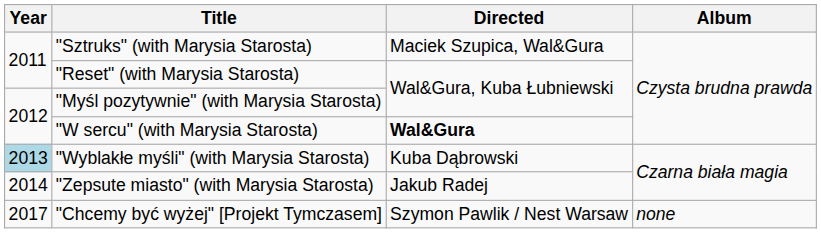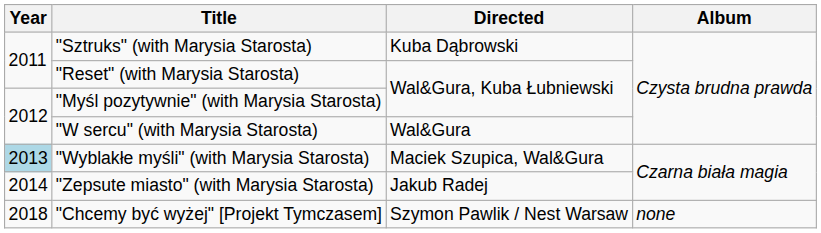(497, 46) Maciek Szupica, Wal&Gura -> (454, 46) Kuba Dąbrowski
(432, 130) bold -> (430, 130) normal
(454, 158) Kuba Dąbrowski -> (497, 158) Maciek Szupica, Wal&Gura
(28, 213) 2017 -> (28, 213) 2018
